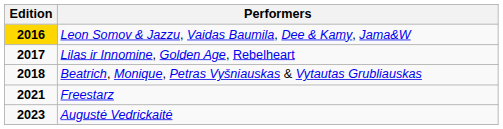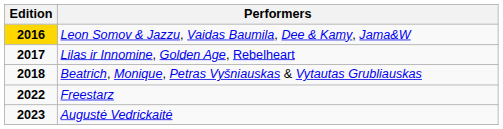(31, 94) 2021 -> (31, 94) 2022
